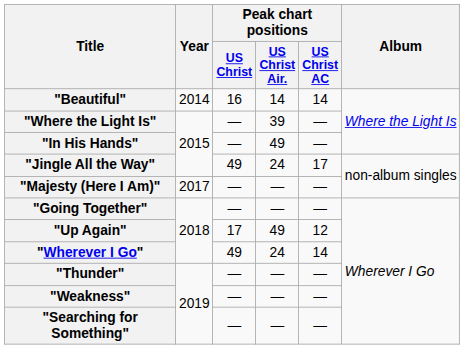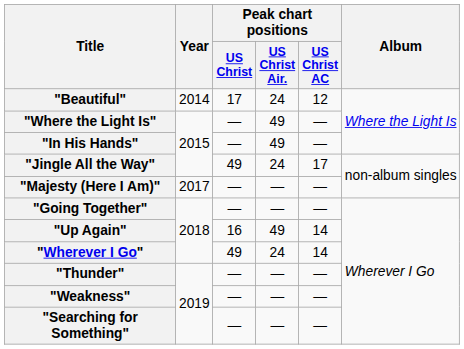(234, 99) 16 -> (234, 99) 17
(277, 99) 14 -> (277, 99) 24
(320, 99) 14 -> (320, 99) 12
(277, 121) 39 -> (277, 121) 49
(234, 230) 17 -> (234, 230) 16
(320, 230) 12 -> (320, 230) 14
